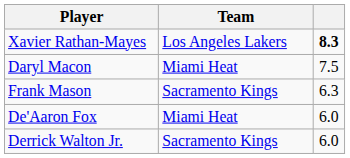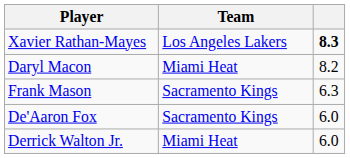(329, 66) 7.5 -> (329, 66) 8.2
(200, 116) Miami Heat -> (220, 116) Sacramento Kings
(220, 141) Sacramento Kings -> (200, 141) Miami Heat
